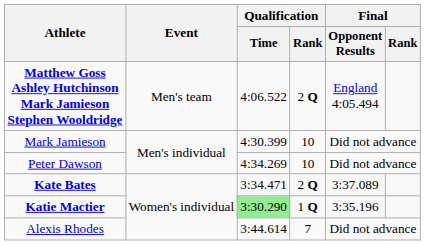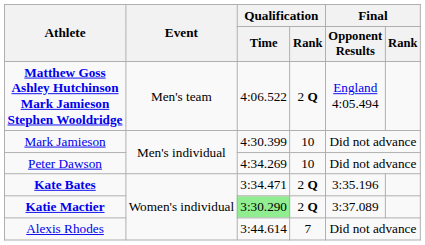(355, 185) 3:37.089 -> (355, 185) 3:35.196
(308, 207) 1 Q -> (308, 207) 2 Q
(355, 207) 3:35.196 -> (355, 207) 3:37.089
